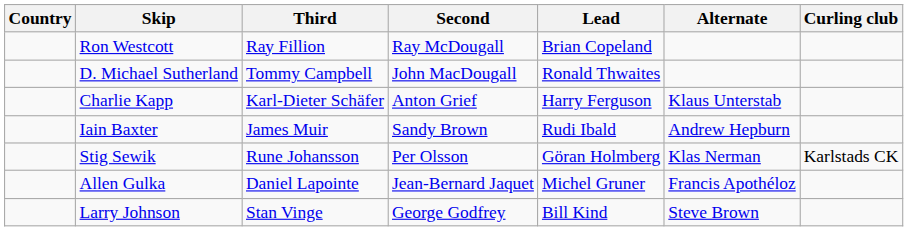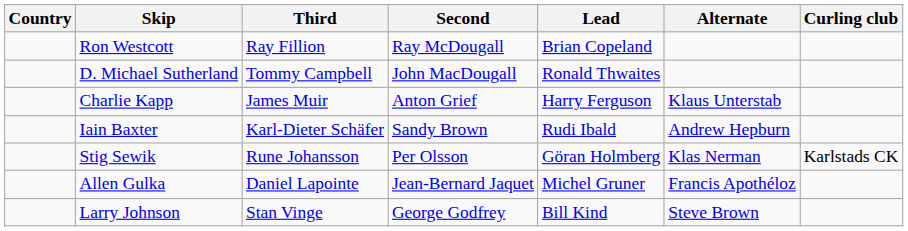(315, 101) Karl-Dieter Schäfer -> (287, 101) James Muir
(287, 128) James Muir -> (315, 128) Karl-Dieter Schäfer
